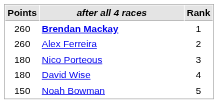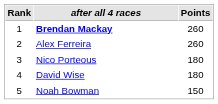columns swapped: (198, 13) <-> (22, 13)
